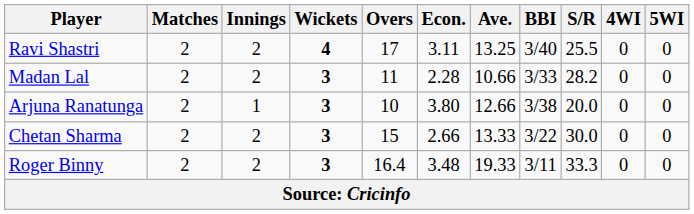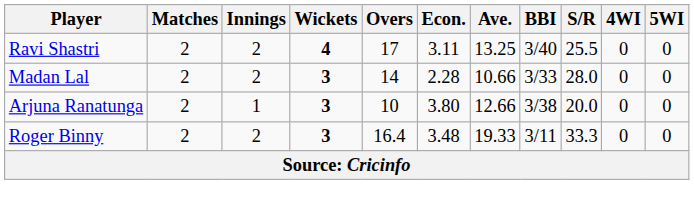(389, 77) 11 -> (389, 77) 14
(582, 77) 28.2 -> (582, 77) 28.0
- row: (65, 135)
